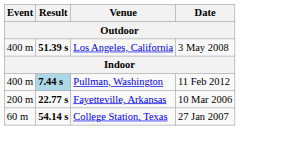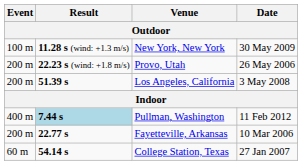+ row: (180, 47)
+ row: (160, 65)
(20, 47) 400 m -> (20, 82) 200 m
